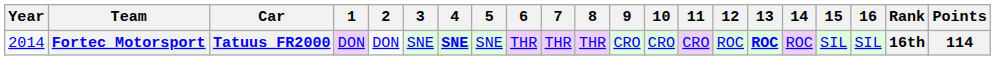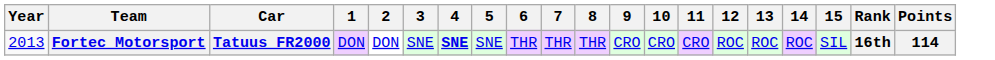- column: (868, 17)
(26, 42) 2014 -> (26, 42) 2013
(765, 42) bold -> (765, 42) normal
